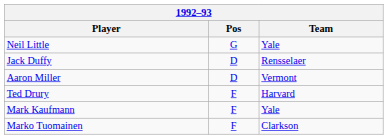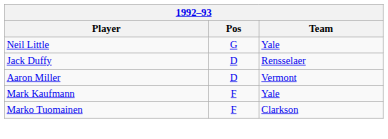- row: (28, 93)
